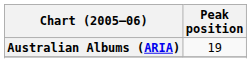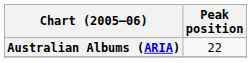(215, 47) 19 -> (215, 47) 22
